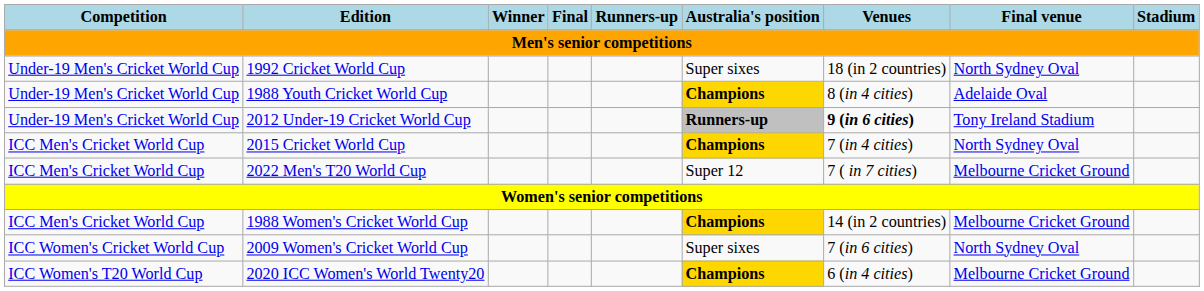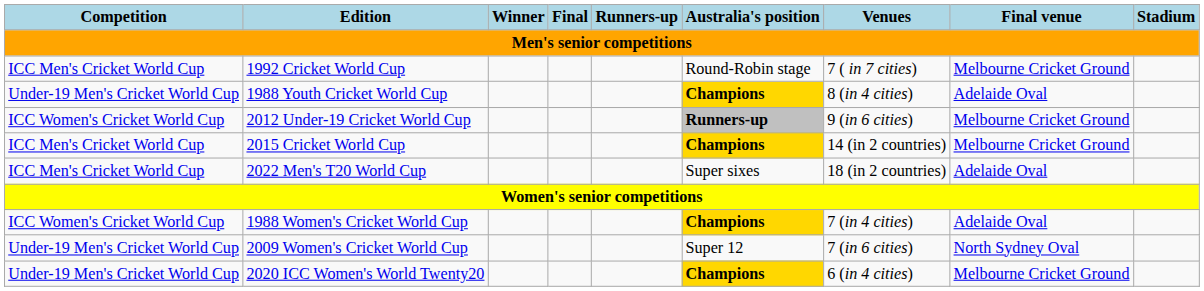(124, 68) Under-19 Men's Cricket World Cup -> (106, 68) ICC Men's Cricket World Cup
(723, 68) Super sixes -> (748, 68) Round-Robin stage
(887, 68) 18 (in 2 countries) -> (872, 68) 7 ( in 7 cities)
(1016, 68) North Sydney Oval -> (1042, 68) Melbourne Cricket Ground
(124, 119) Under-19 Men's Cricket World Cup -> (116, 119) ICC Women's Cricket World Cup
(870, 119) bold -> (870, 119) normal
(1024, 119) Tony Ireland Stadium -> (1042, 119) Melbourne Cricket Ground
(870, 145) 7 (in 4 cities) -> (887, 145) 14 (in 2 countries)
(1016, 145) North Sydney Oval -> (1042, 145) Melbourne Cricket Ground
(714, 171) Super 12 -> (723, 171) Super sixes
(872, 171) 7 ( in 7 cities) -> (887, 171) 18 (in 2 countries)
(1042, 171) Melbourne Cricket Ground -> (1000, 171) Adelaide Oval
(106, 222) ICC Men's Cricket World Cup -> (116, 222) ICC Women's Cricket World Cup
(887, 222) 14 (in 2 countries) -> (870, 222) 7 (in 4 cities)
(1042, 222) Melbourne Cricket Ground -> (1000, 222) Adelaide Oval
(116, 247) ICC Women's Cricket World Cup -> (124, 247) Under-19 Men's Cricket World Cup
(723, 247) Super sixes -> (714, 247) Super 12
(105, 273) ICC Women's T20 World Cup -> (124, 273) Under-19 Men's Cricket World Cup
